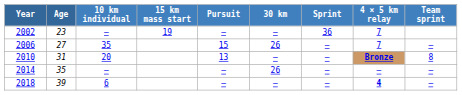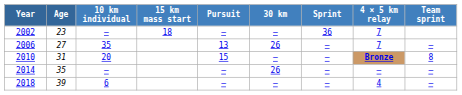(167, 33) 19 -> (167, 33) 18
(224, 46) 15 -> (224, 46) 13
(224, 58) 13 -> (224, 58) 15
(379, 84) bold -> (379, 84) normal
